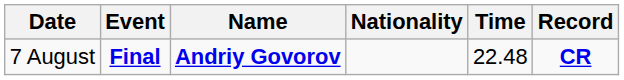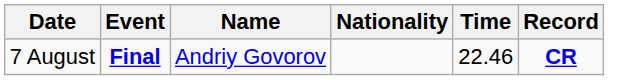(258, 56) bold -> (251, 56) normal
(500, 56) 22.48 -> (486, 56) 22.46
